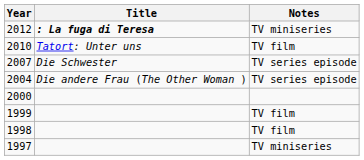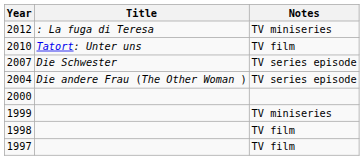(95, 30) bold -> (95, 30) normal
(273, 113) TV film -> (292, 113) TV miniseries
(292, 147) TV miniseries -> (273, 147) TV film
